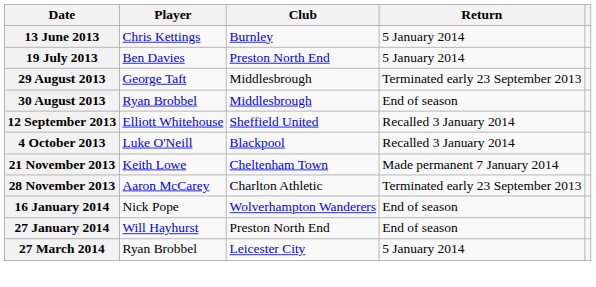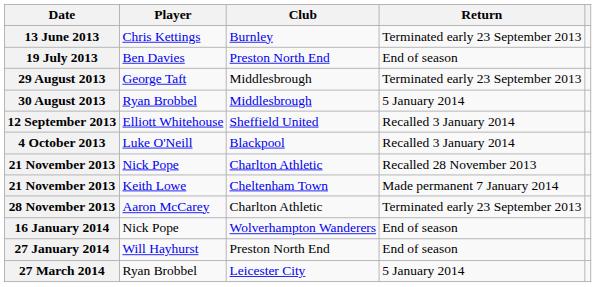(423, 36) 5 January 2014 -> (482, 36) Terminated early 23 September 2013
(423, 57) 5 January 2014 -> (420, 57) End of season
(420, 100) End of season -> (423, 100) 5 January 2014
+ row: (62, 164)
